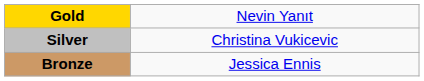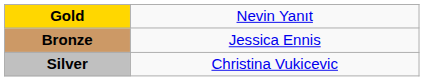rows swapped: (67, 40) <-> (67, 64)
